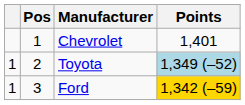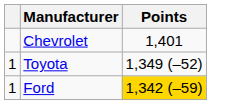- column: (37, 17)
(199, 64) lightblue background -> (164, 64) no background
